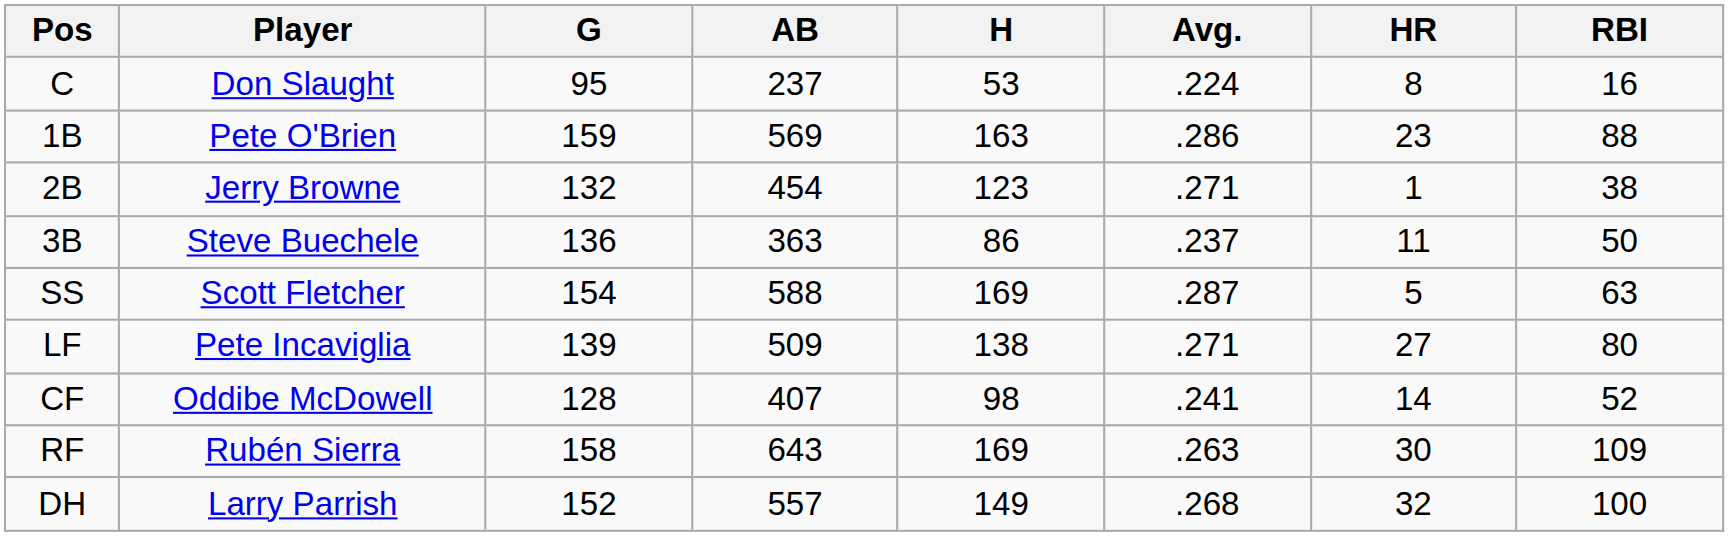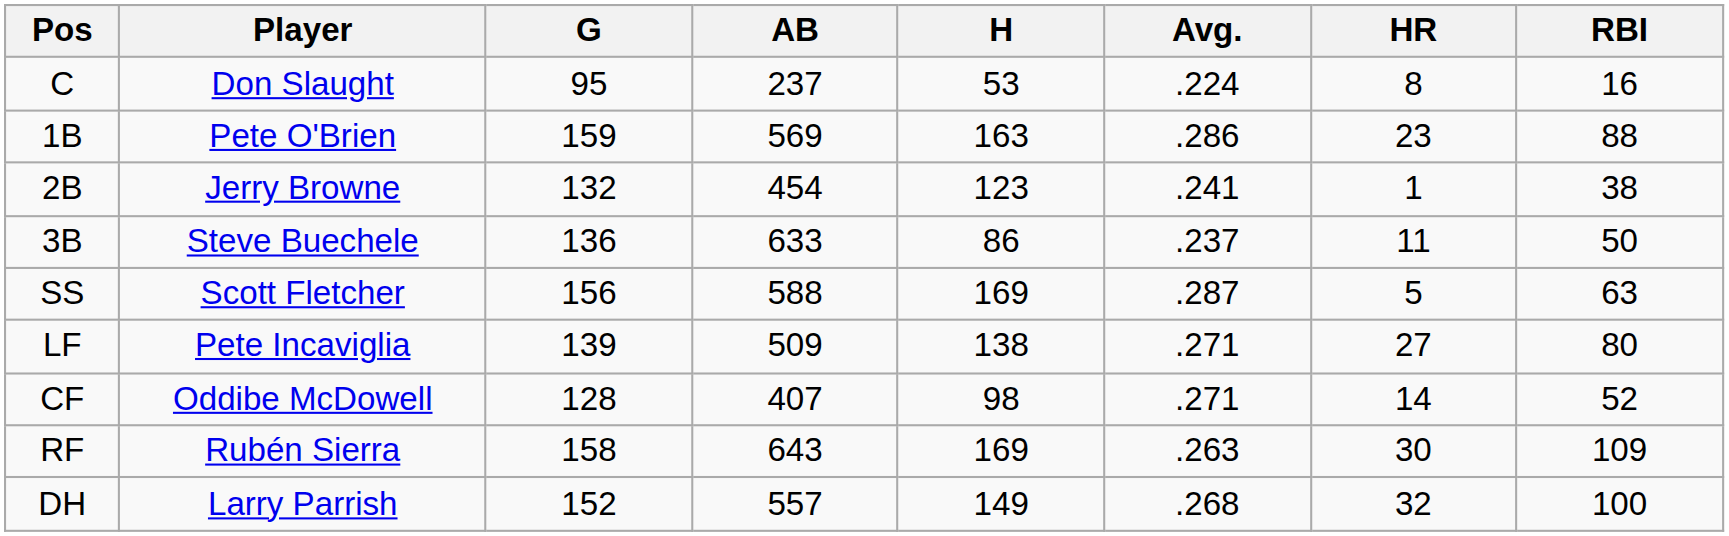(1207, 188) .271 -> (1207, 188) .241
(795, 240) 363 -> (795, 240) 633
(589, 293) 154 -> (589, 293) 156
(1207, 398) .241 -> (1207, 398) .271
